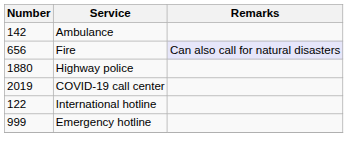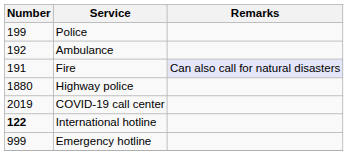+ row: (72, 31)
(17, 31) 142 -> (17, 50) 192
(17, 50) 656 -> (17, 68) 191
(17, 104) normal -> (17, 123) bold
